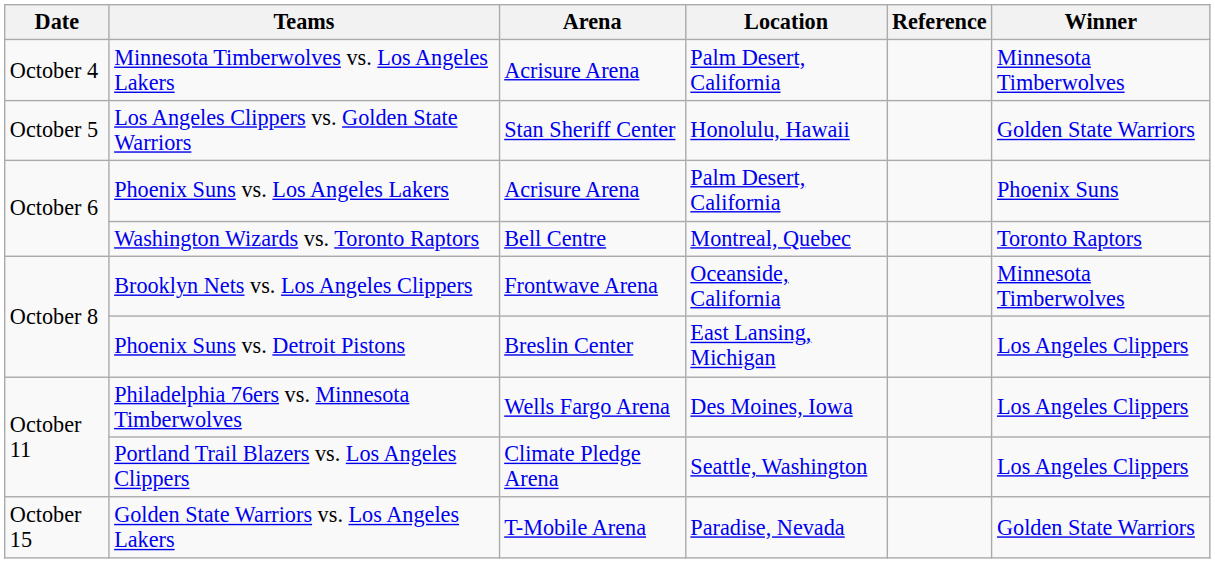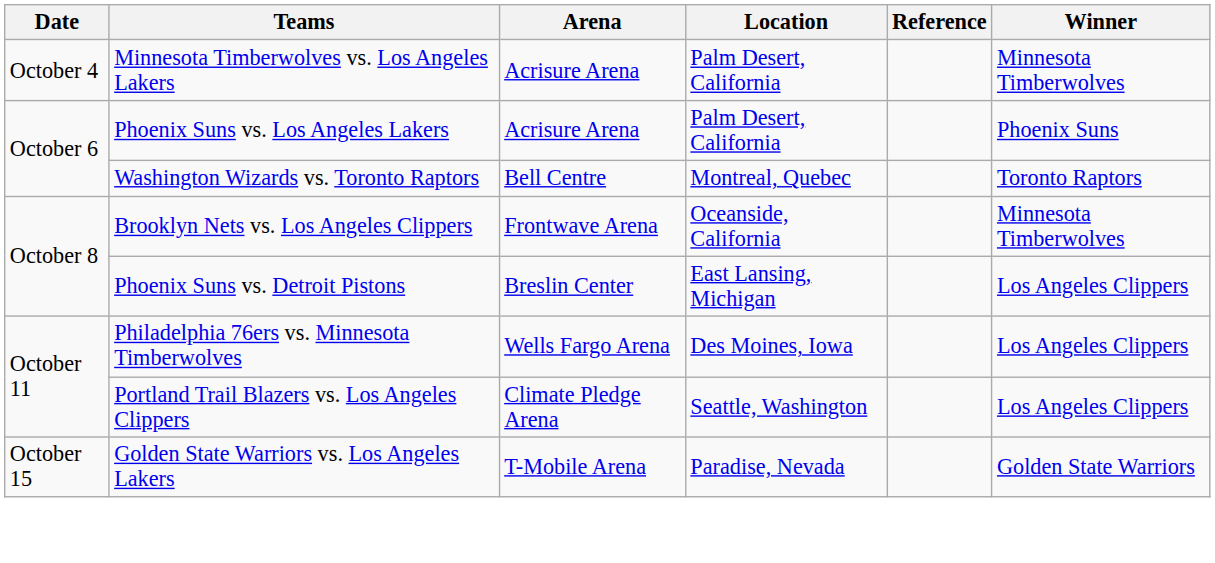- row: (286, 130)
